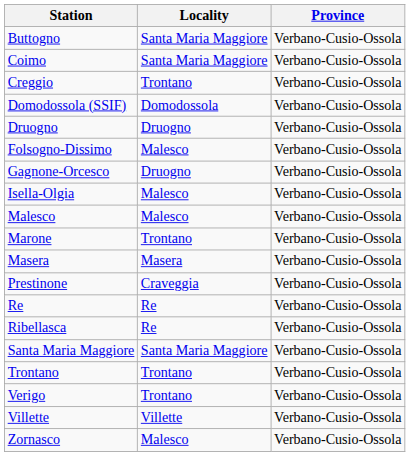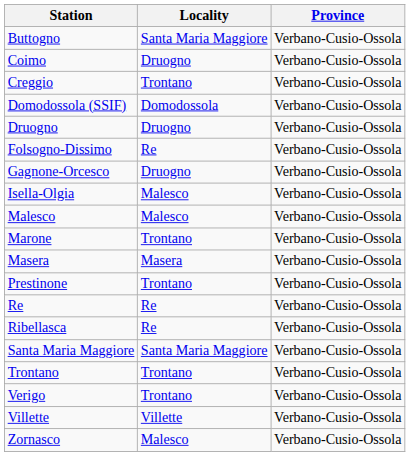(204, 60) Santa Maria Maggiore -> (166, 60) Druogno
(165, 149) Malesco -> (149, 149) Re
(170, 283) Craveggia -> (166, 283) Trontano
